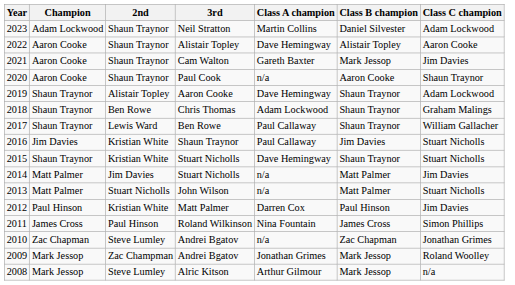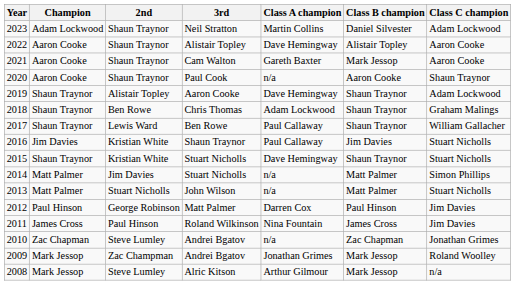(446, 61) Jim Davies -> (457, 61) Aaron Cooke
(446, 175) Jim Davies -> (460, 175) Simon Phillips
(138, 207) Kristian White -> (144, 207) George Robinson
(453, 223) Simon Phillips -> (452, 223) Jim Davies
